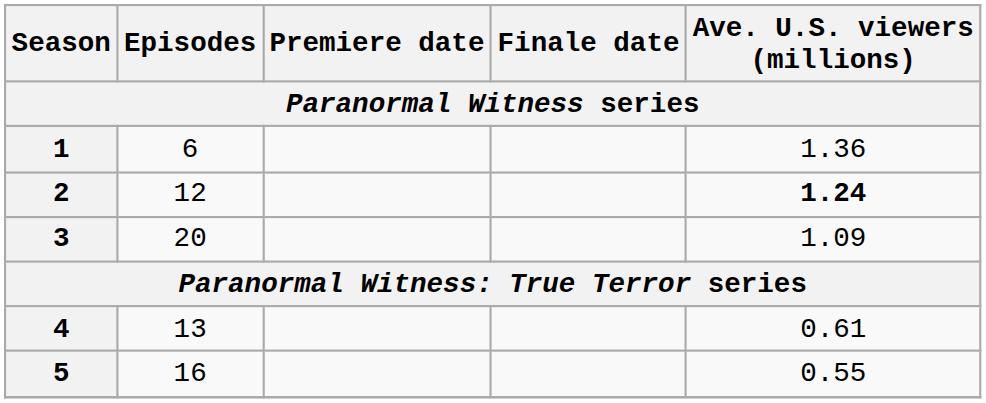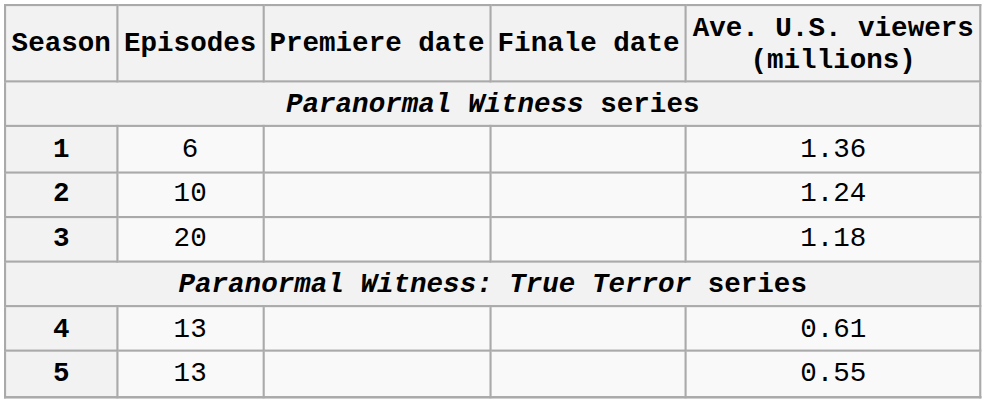(190, 194) 12 -> (190, 194) 10
(833, 194) bold -> (833, 194) normal
(833, 239) 1.09 -> (833, 239) 1.18
(190, 374) 16 -> (190, 374) 13
